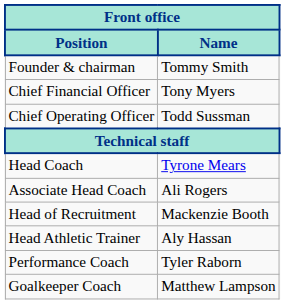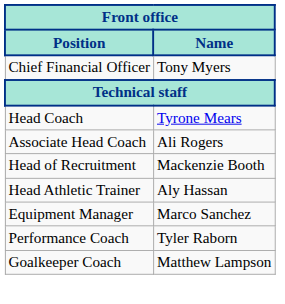- row: (72, 67)
- row: (81, 115)
+ row: (71, 214)
